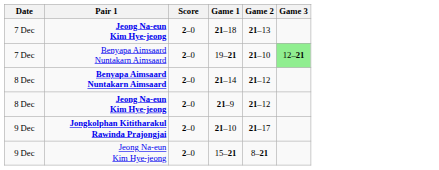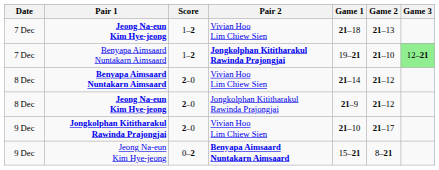+ column: (270, 12)
(188, 31) 2–0 -> (188, 31) 1–2
(188, 55) 2–0 -> (188, 55) 1–2
(188, 153) 2–0 -> (188, 153) 0–2
